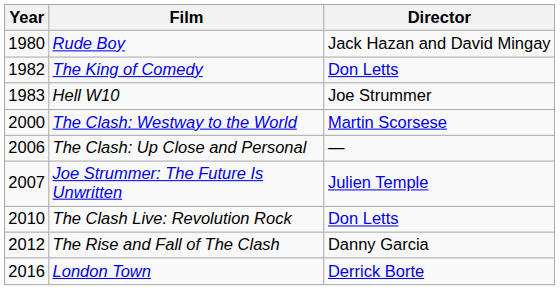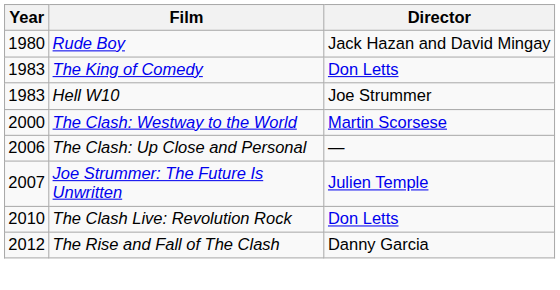(27, 69) 1982 -> (27, 69) 1983
- row: (102, 271)
